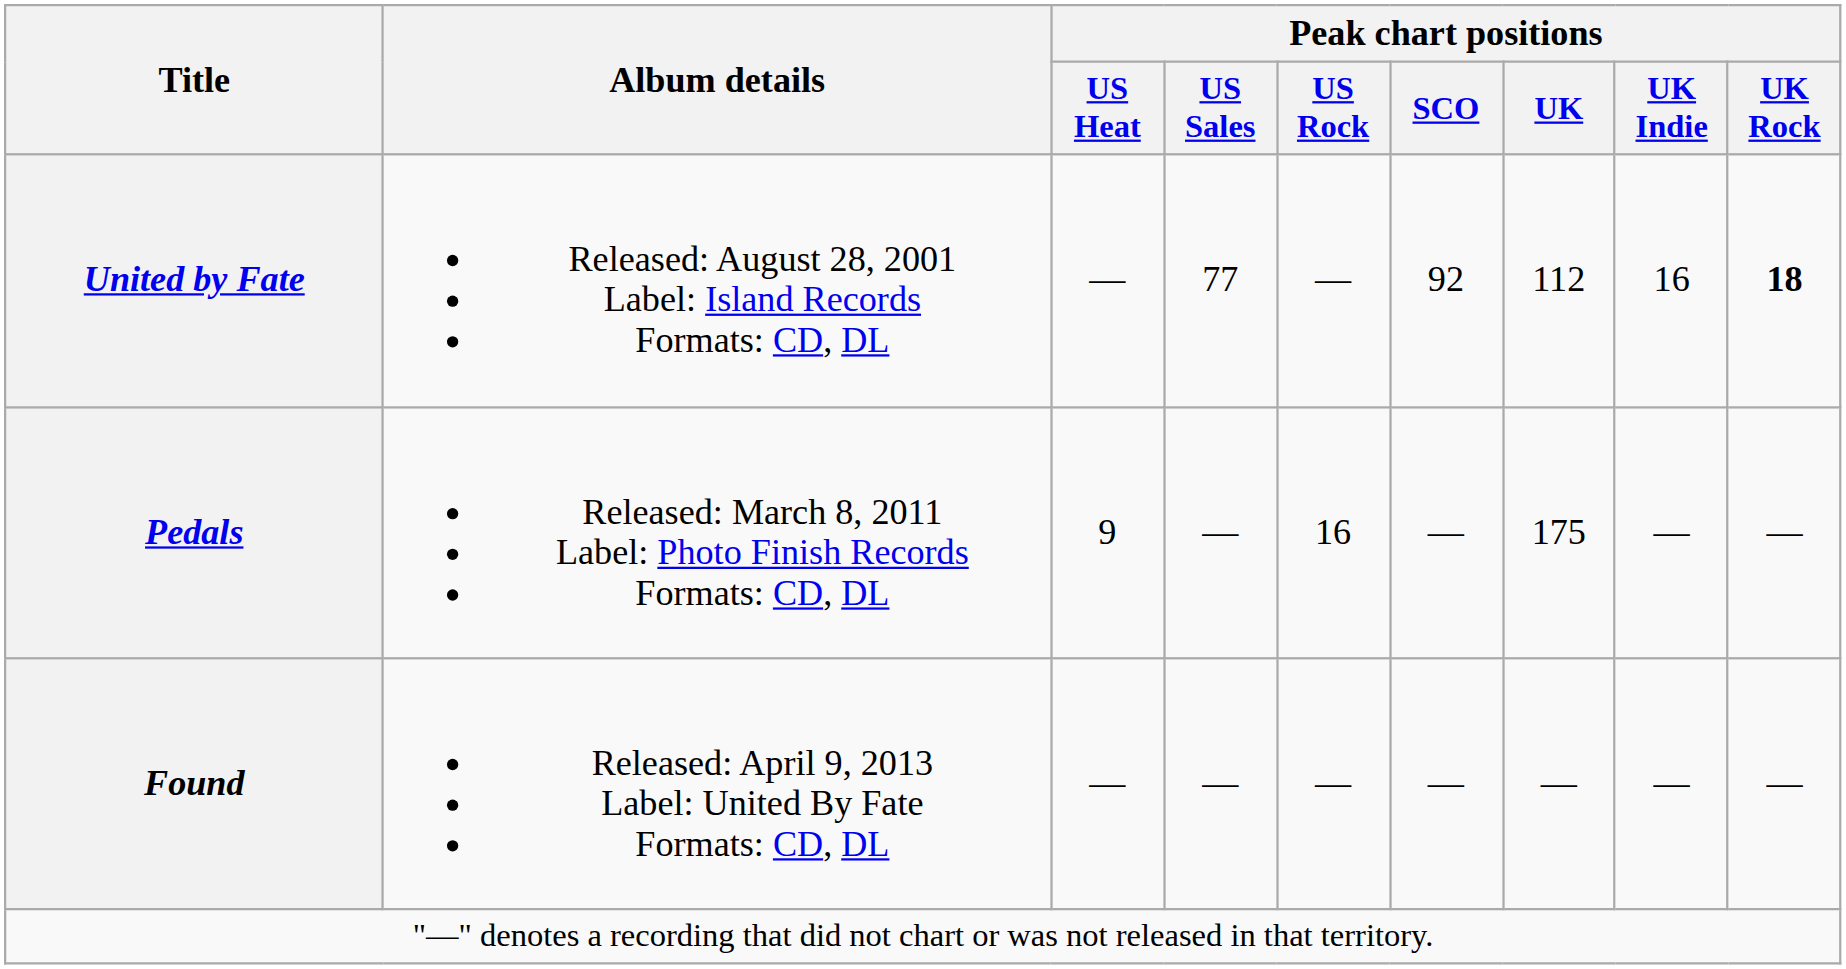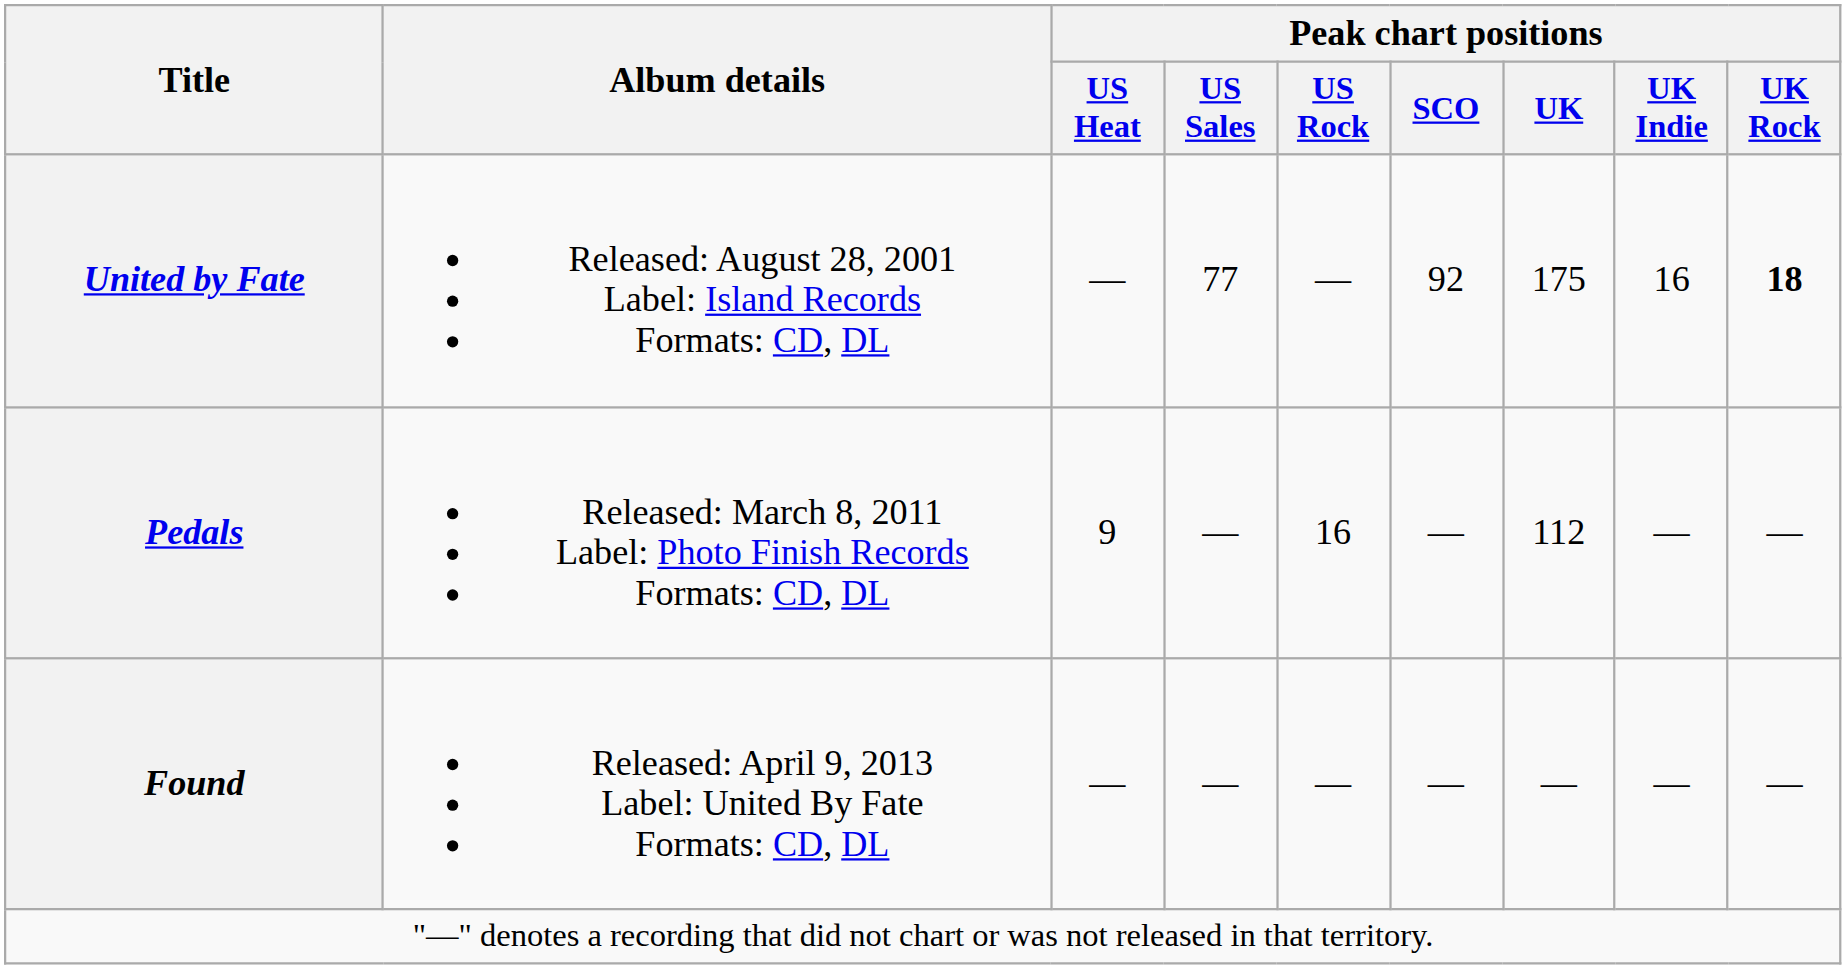(1559, 279) 112 -> (1559, 279) 175
(1559, 531) 175 -> (1559, 531) 112
